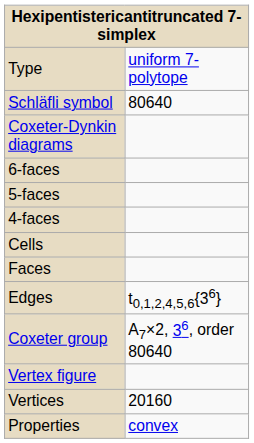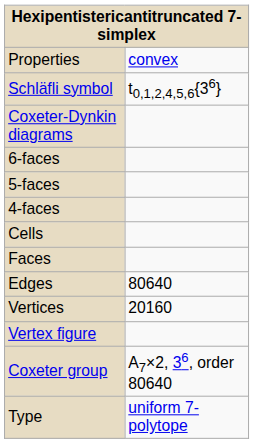rows swapped: (25, 68) <-> (44, 426)
(150, 102) 80640 -> (175, 89) t0,1,2,4,5,6{36}
(175, 298) t0,1,2,4,5,6{36} -> (150, 284) 80640
rows swapped: (36, 401) <-> (58, 339)
